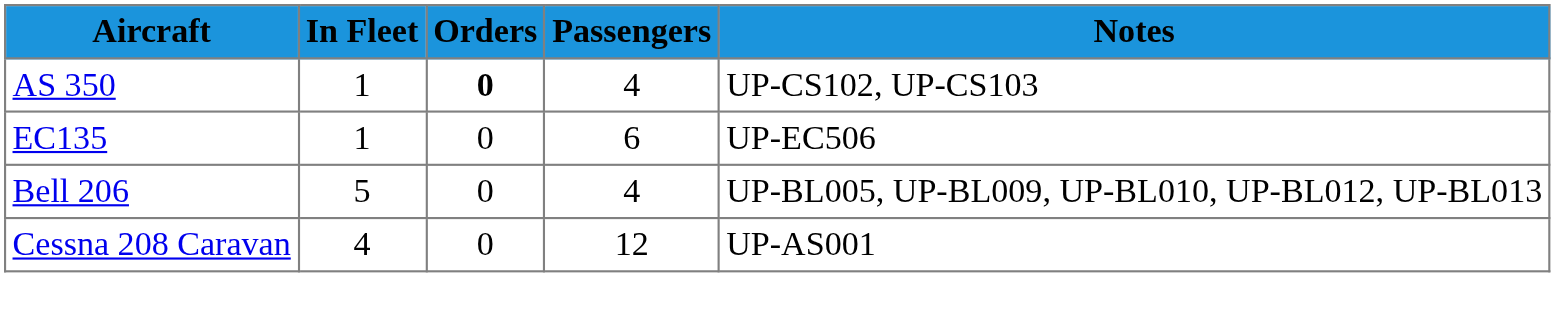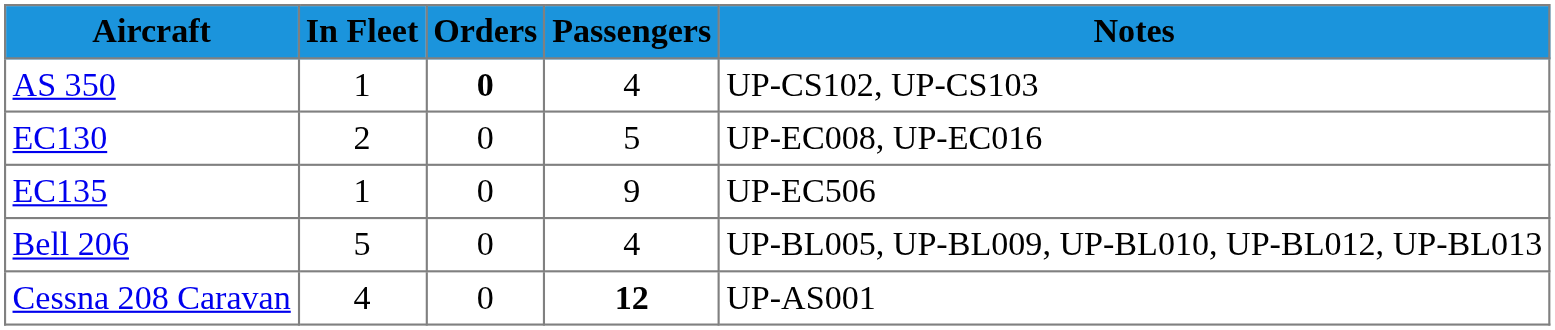+ row: (60, 137)
(632, 137) 6 -> (632, 190) 9
(632, 244) normal -> (632, 297) bold
